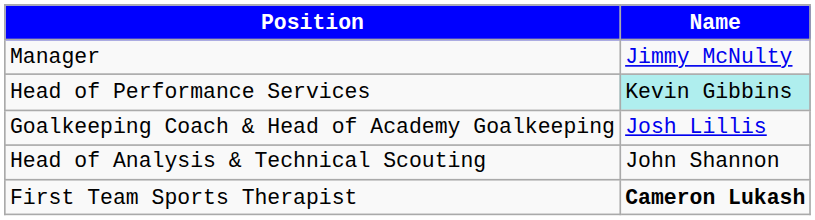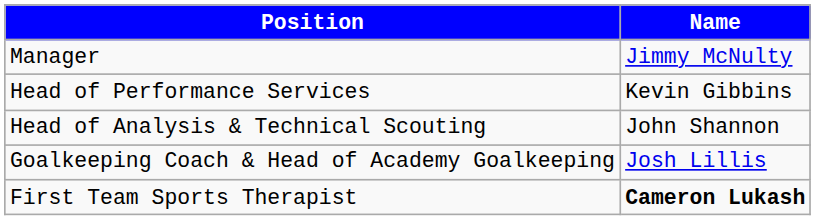(709, 92) paleturquoise background -> (709, 92) no background
rows swapped: (312, 127) <-> (248, 162)
